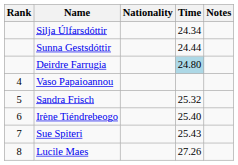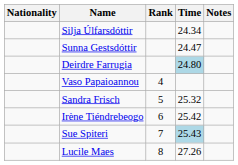columns swapped: (19, 13) <-> (148, 13)
(190, 47) 24.44 -> (190, 47) 24.47
(190, 117) 25.40 -> (190, 117) 25.42
(190, 134) no background -> (190, 134) lightblue background
